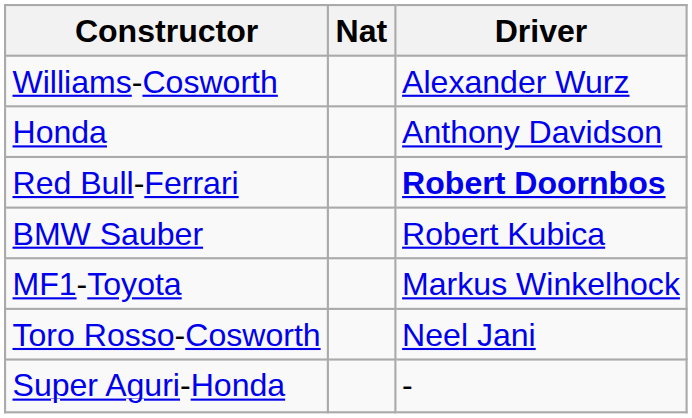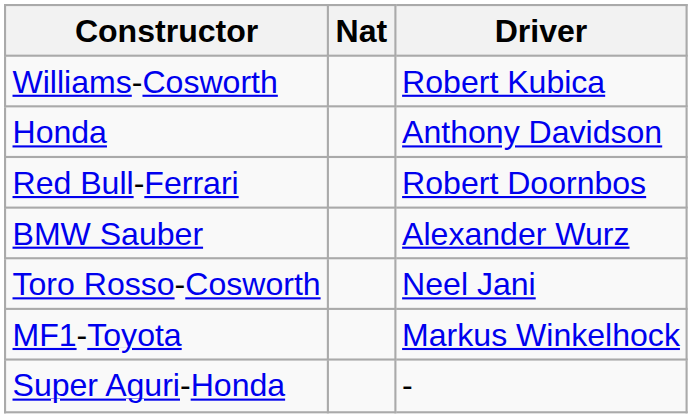(516, 81) Alexander Wurz -> (504, 81) Robert Kubica
(534, 183) bold -> (524, 183) normal
(504, 234) Robert Kubica -> (516, 234) Alexander Wurz
rows swapped: (97, 284) <-> (167, 335)
